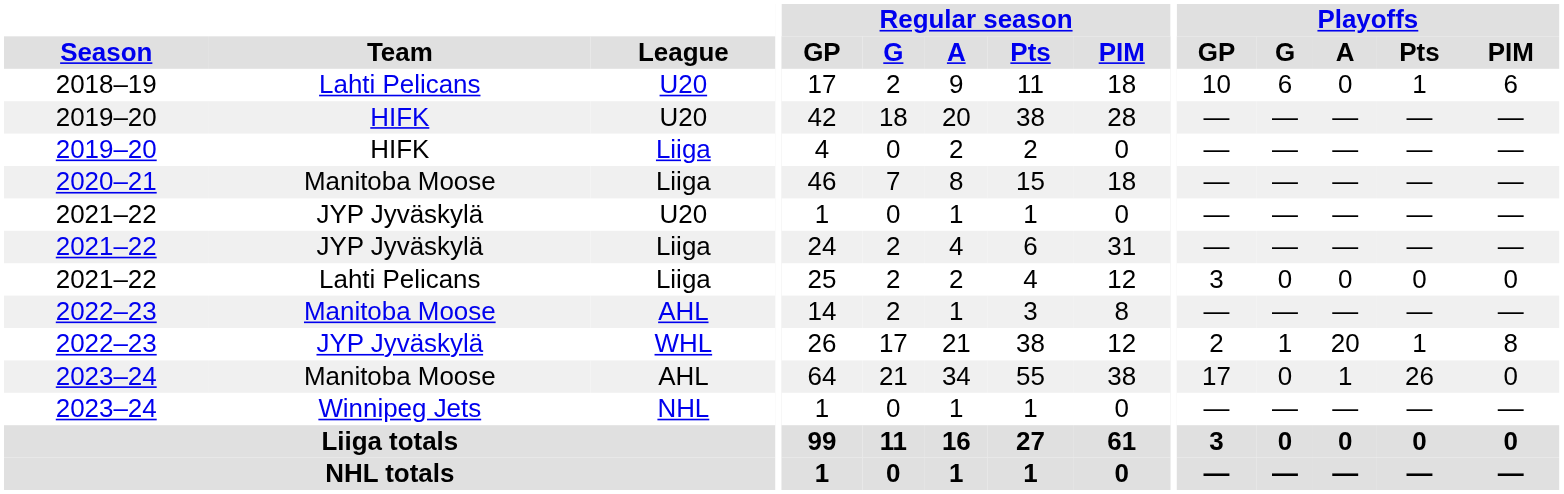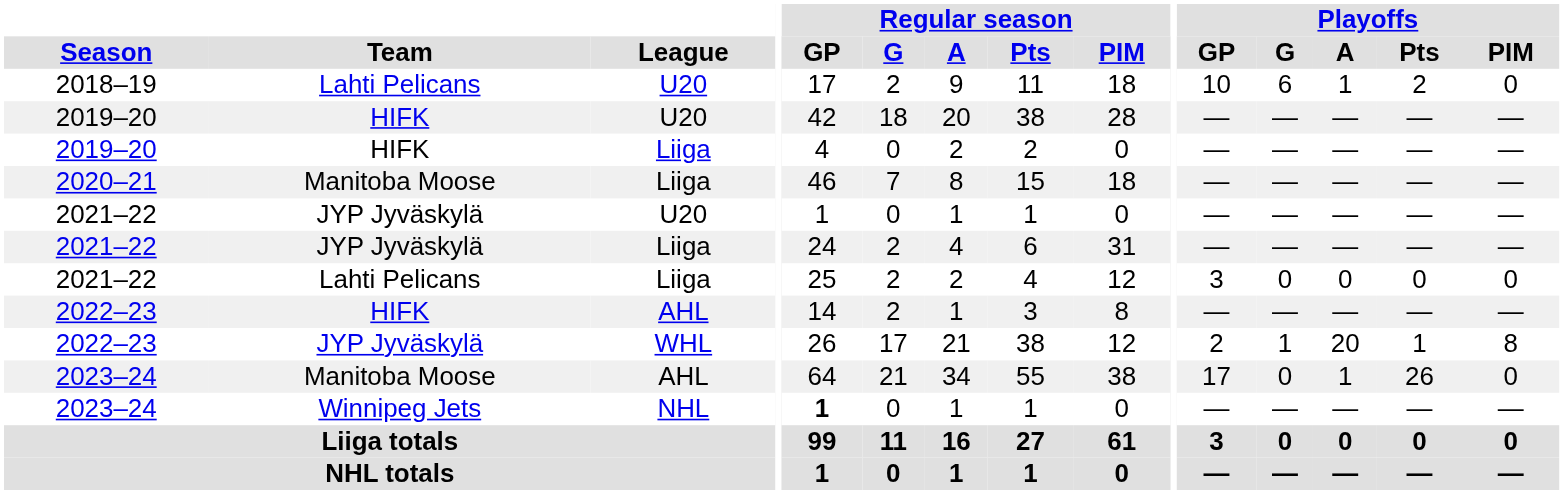(1345, 84) 0 -> (1345, 84) 1
(1419, 84) 1 -> (1419, 84) 2
(1511, 84) 6 -> (1511, 84) 0
(400, 311) Manitoba Moose -> (400, 311) HIFK
(822, 408) normal -> (822, 408) bold
